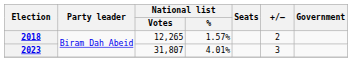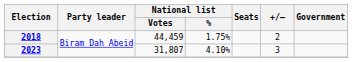(169, 38) 12,265 -> (169, 38) 44,459
(218, 38) 1.57% -> (218, 38) 1.75%
(218, 51) 4.01% -> (218, 51) 4.10%
